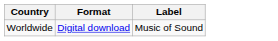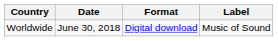+ column: (89, 12)
